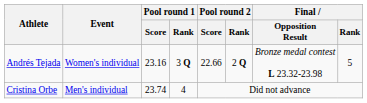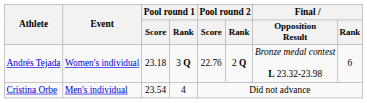(156, 64) 23.16 -> (156, 64) 23.18
(211, 64) 22.66 -> (211, 64) 22.76
(350, 64) 5 -> (350, 64) 6
(156, 90) 23.74 -> (156, 90) 23.54
